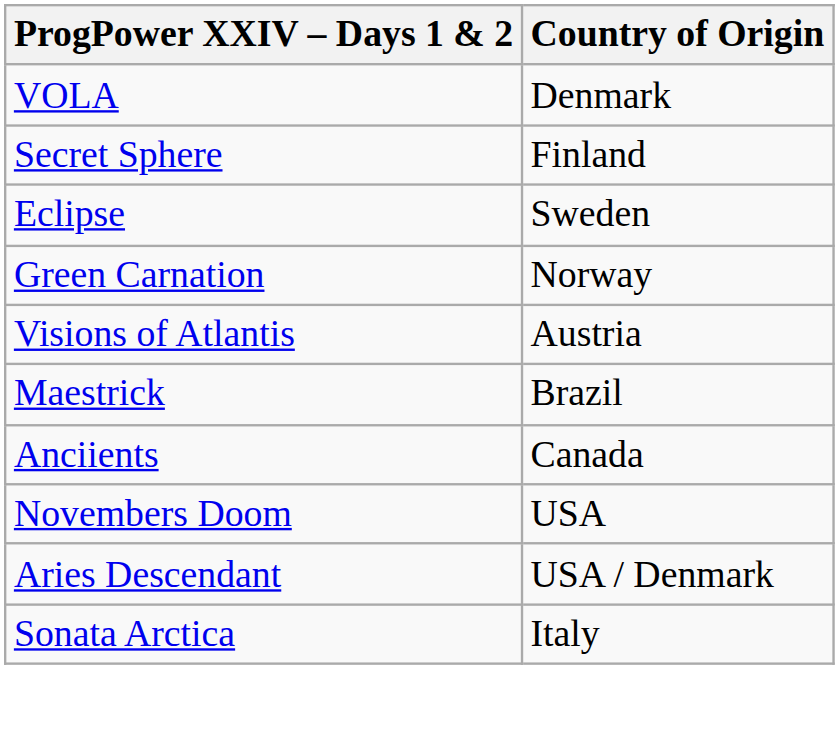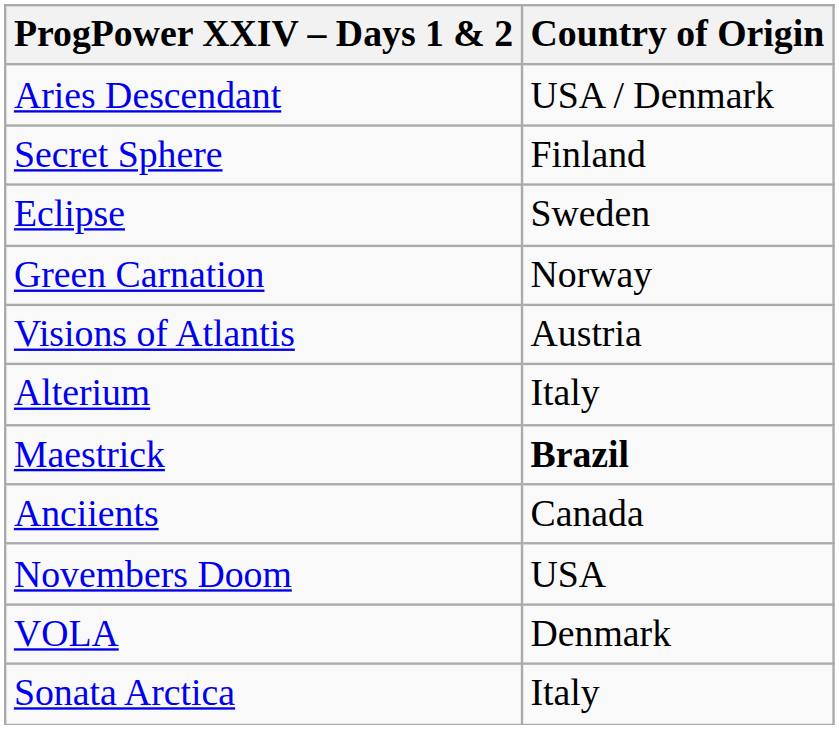rows swapped: (148, 573) <-> (66, 94)
+ row: (82, 393)
(577, 393) normal -> (580, 453) bold
